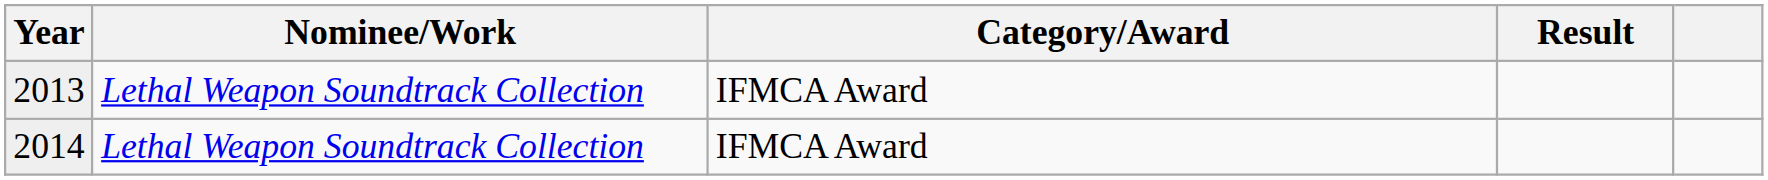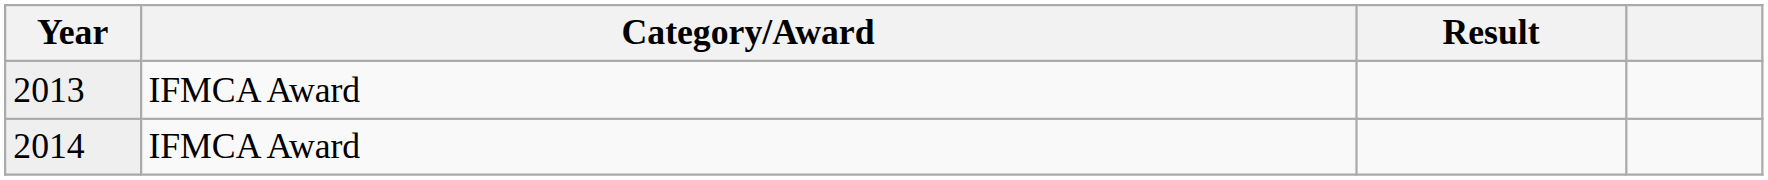- column: (400, 32)
